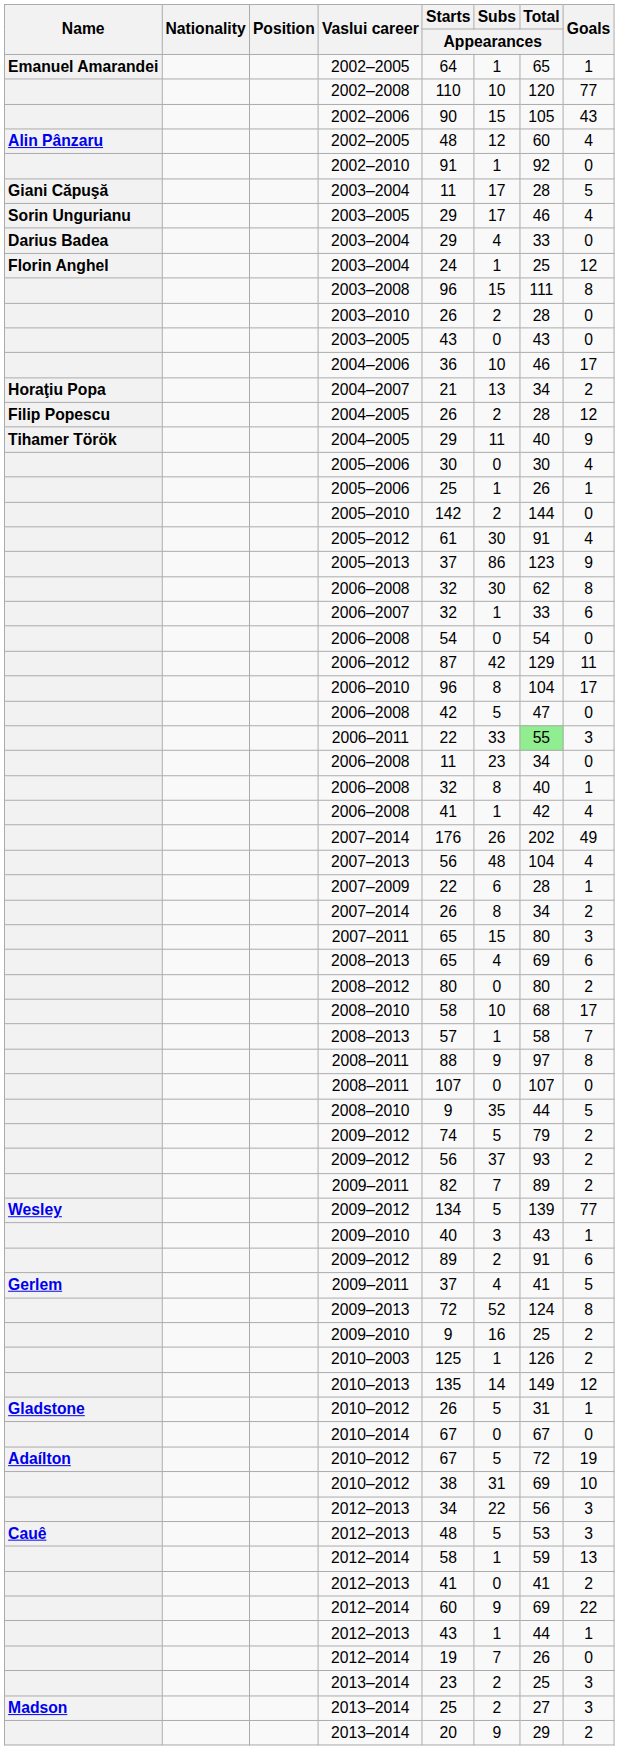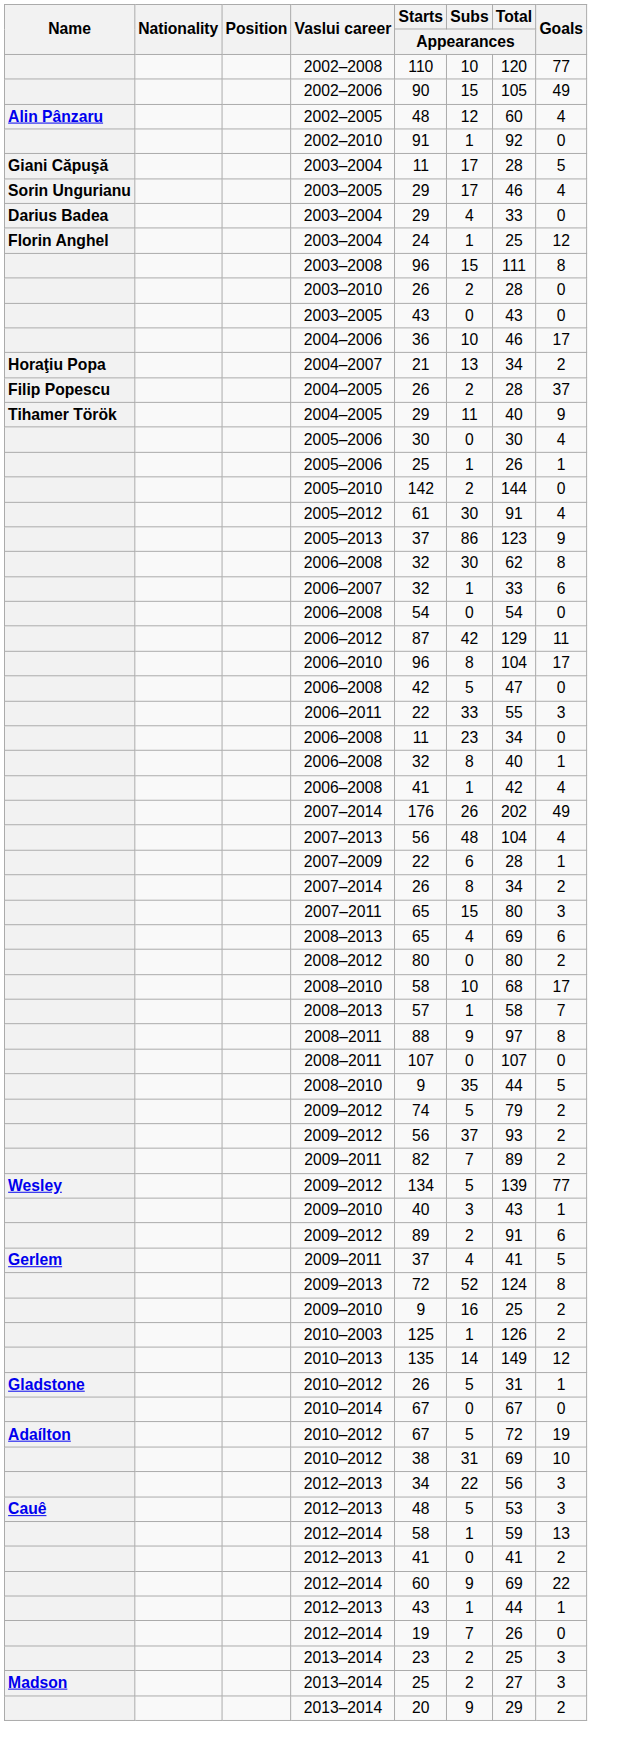- row: (83, 66)
(589, 116) 43 -> (561, 91) 49
(589, 414) 12 -> (561, 389) 37
(541, 738) lightgreen background -> (514, 713) no background
